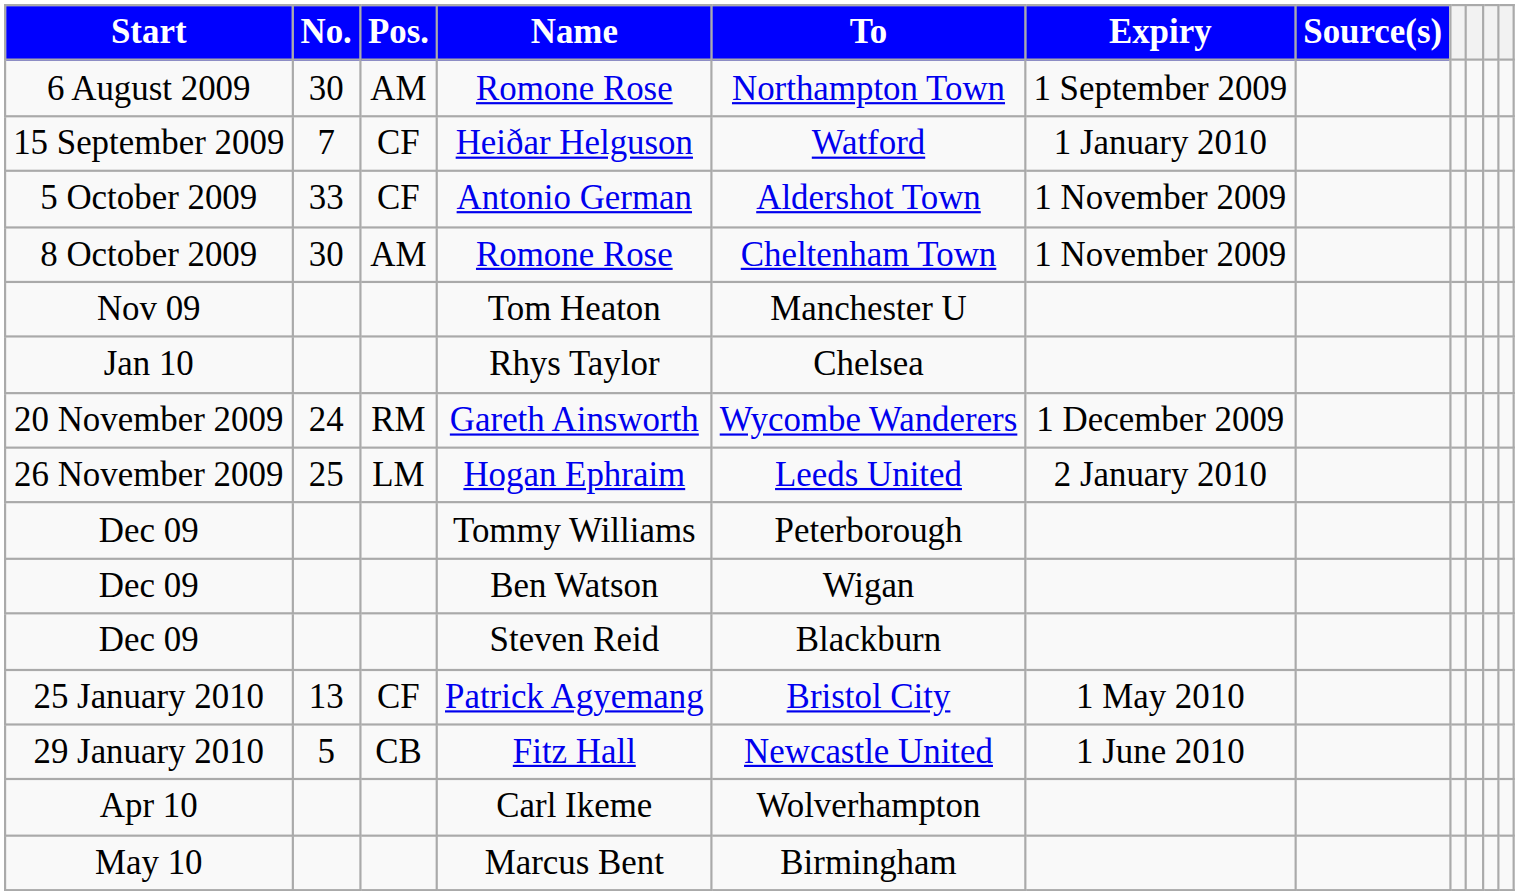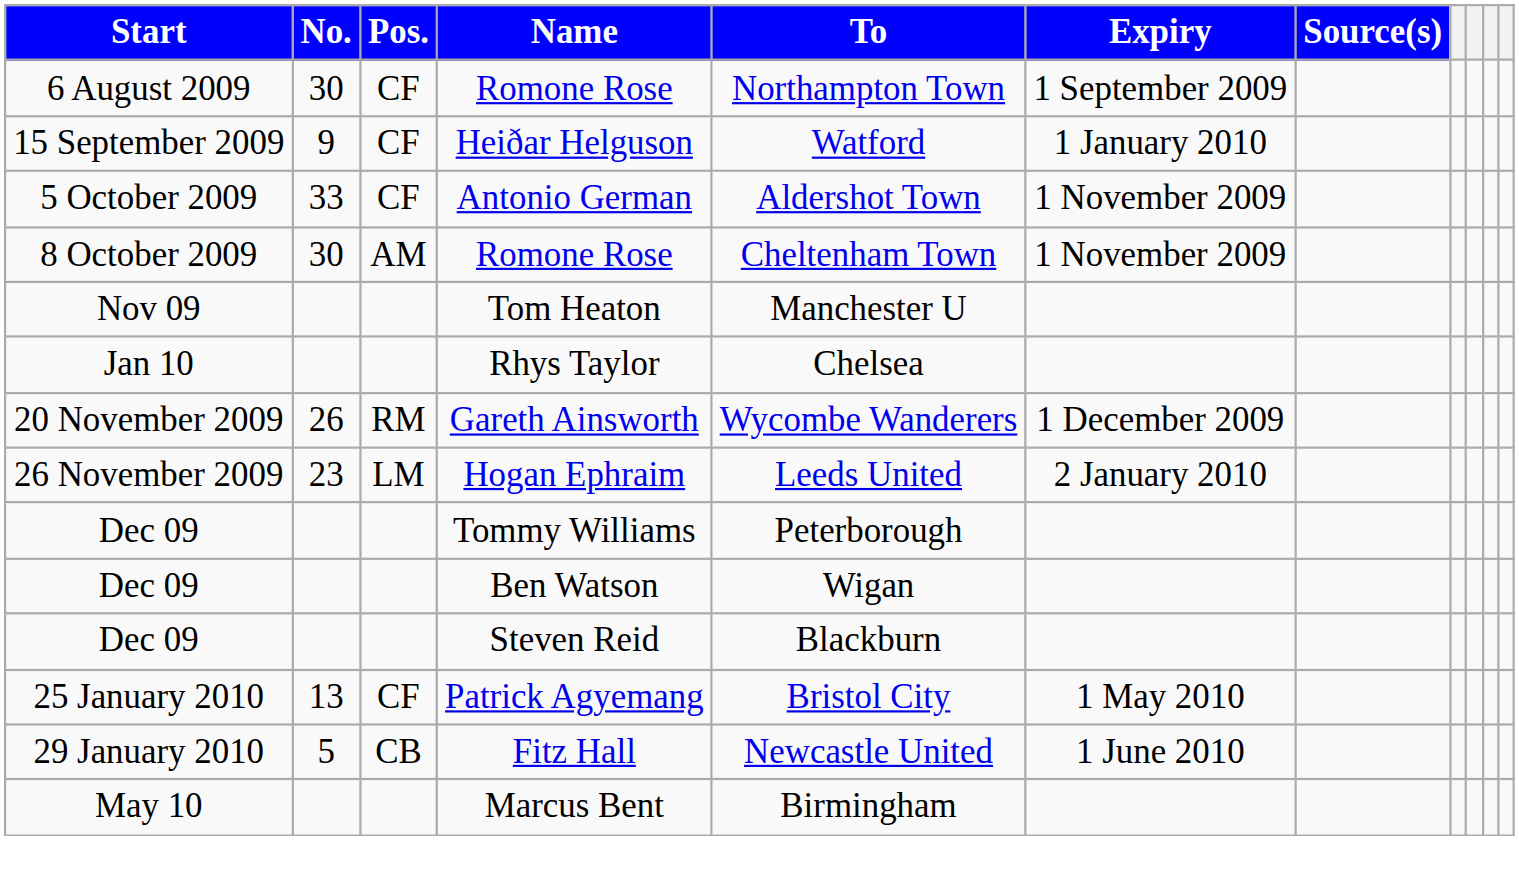(398, 87) AM -> (398, 87) CF
(326, 142) 7 -> (326, 142) 9
(326, 419) 24 -> (326, 419) 26
(326, 474) 25 -> (326, 474) 23
- row: (149, 806)
